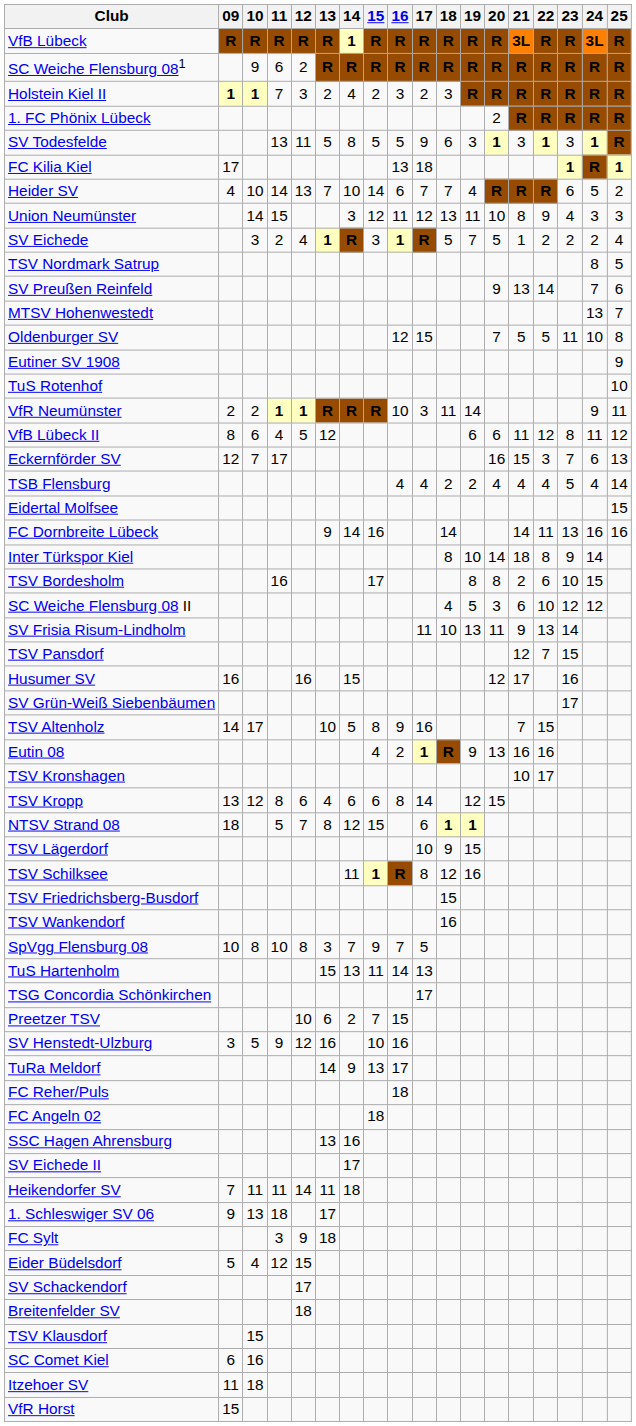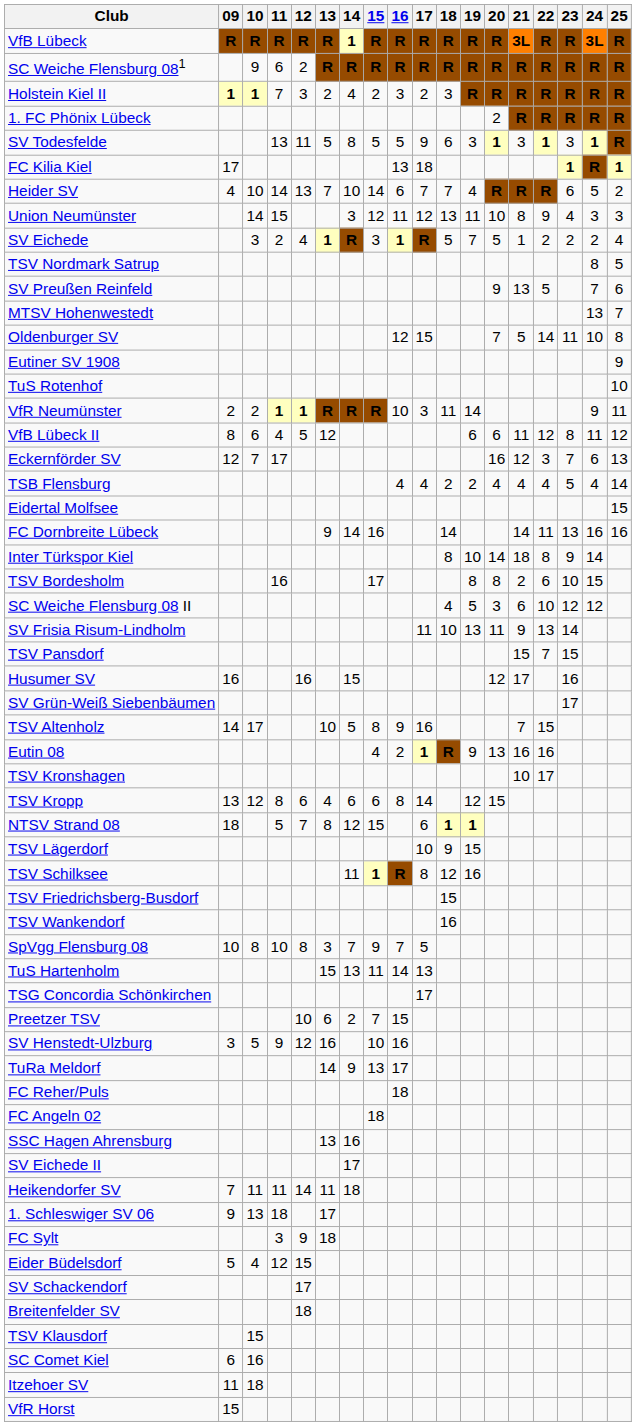(546, 288) 14 -> (546, 288) 5
(546, 337) 5 -> (546, 337) 14
(521, 459) 15 -> (521, 459) 12
(521, 654) 12 -> (521, 654) 15
